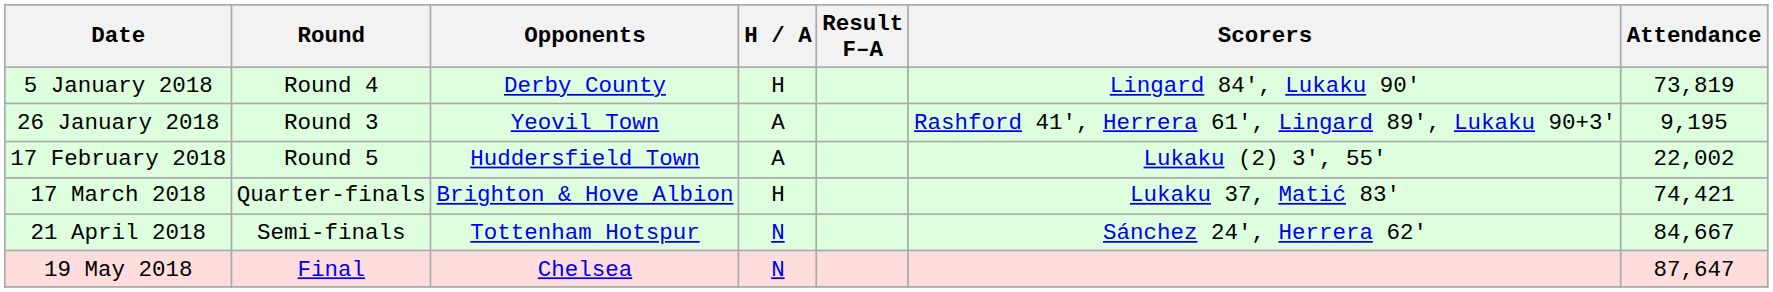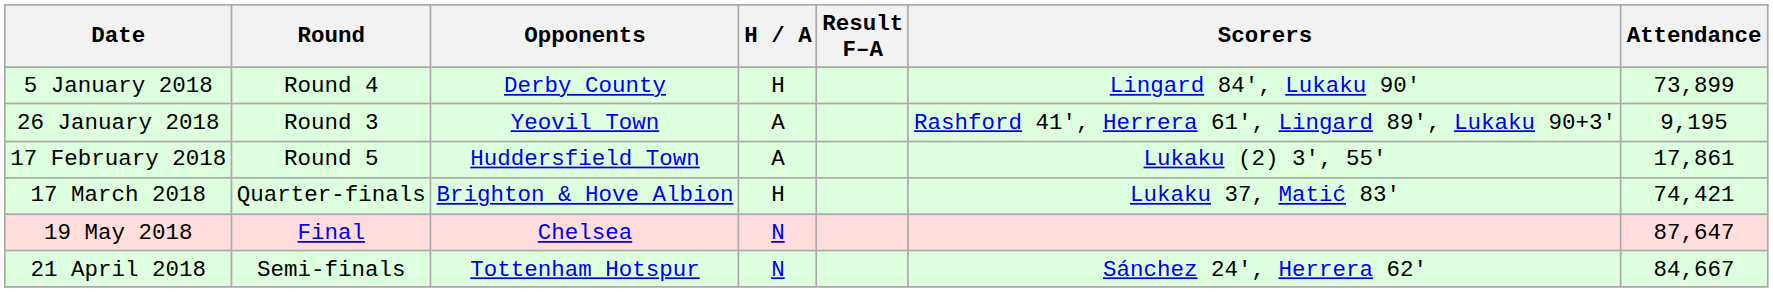(1694, 86) 73,819 -> (1694, 86) 73,899
(1694, 159) 22,002 -> (1694, 159) 17,861
rows swapped: (118, 232) <-> (118, 269)
